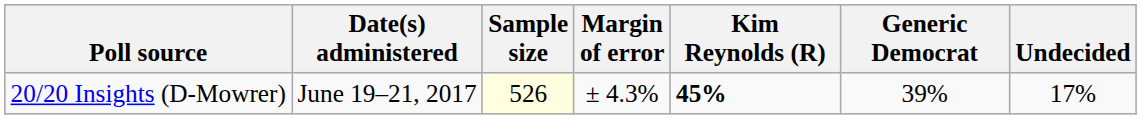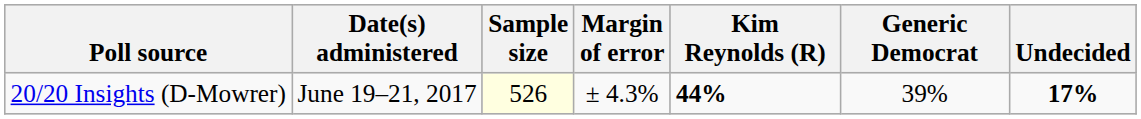(701, 93) 45% -> (701, 93) 44%
(1073, 93) normal -> (1073, 93) bold
